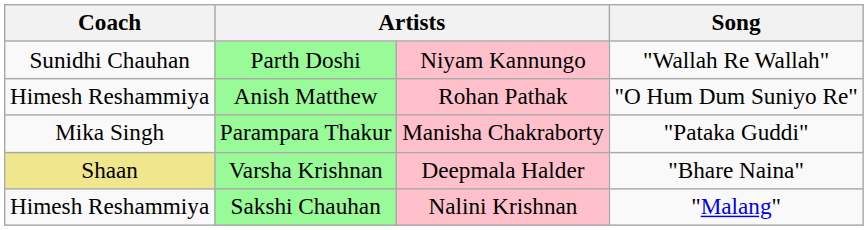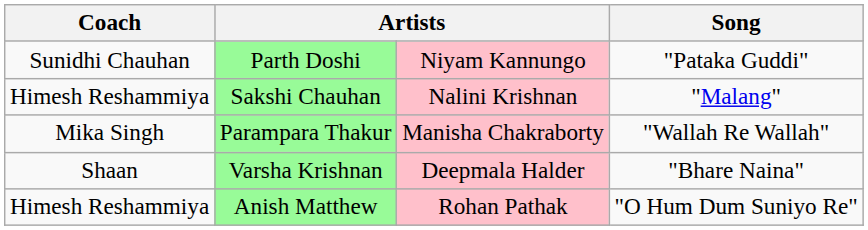(736, 59) "Wallah Re Wallah" -> (736, 59) "Pataka Guddi"
rows swapped: (306, 96) <-> (306, 206)
(736, 133) "Pataka Guddi" -> (736, 133) "Wallah Re Wallah"
(110, 170) khaki background -> (110, 170) no background
